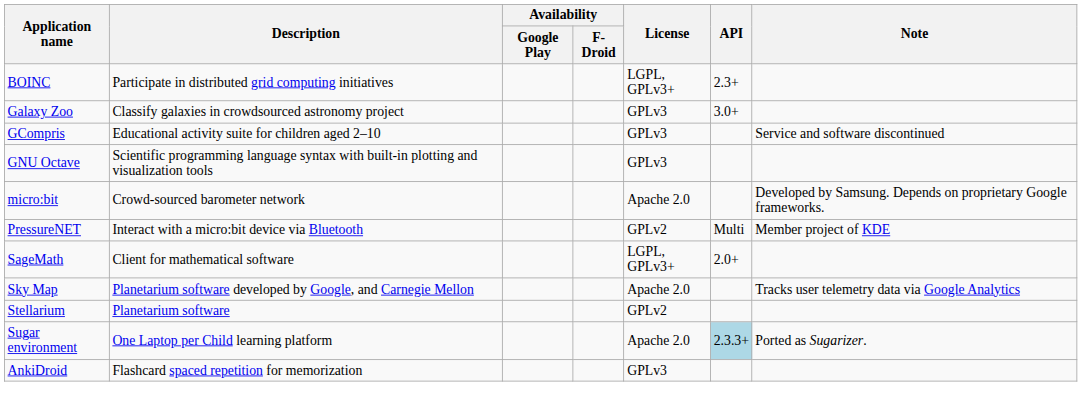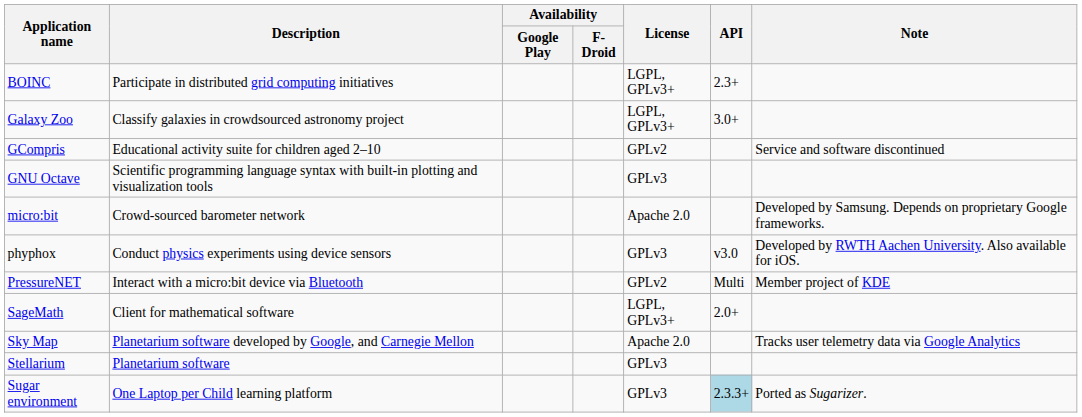(647, 111) GPLv3 -> (651, 119) LGPL, GPLv3+
(647, 133) GPLv3 -> (647, 149) GPLv2
+ row: (32, 253)
(647, 311) GPLv2 -> (647, 363) GPLv3
(659, 340) Apache 2.0 -> (647, 393) GPLv3
- row: (37, 370)
